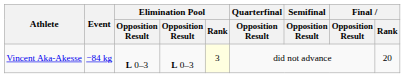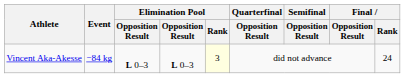(387, 58) 20 -> (387, 58) 24
